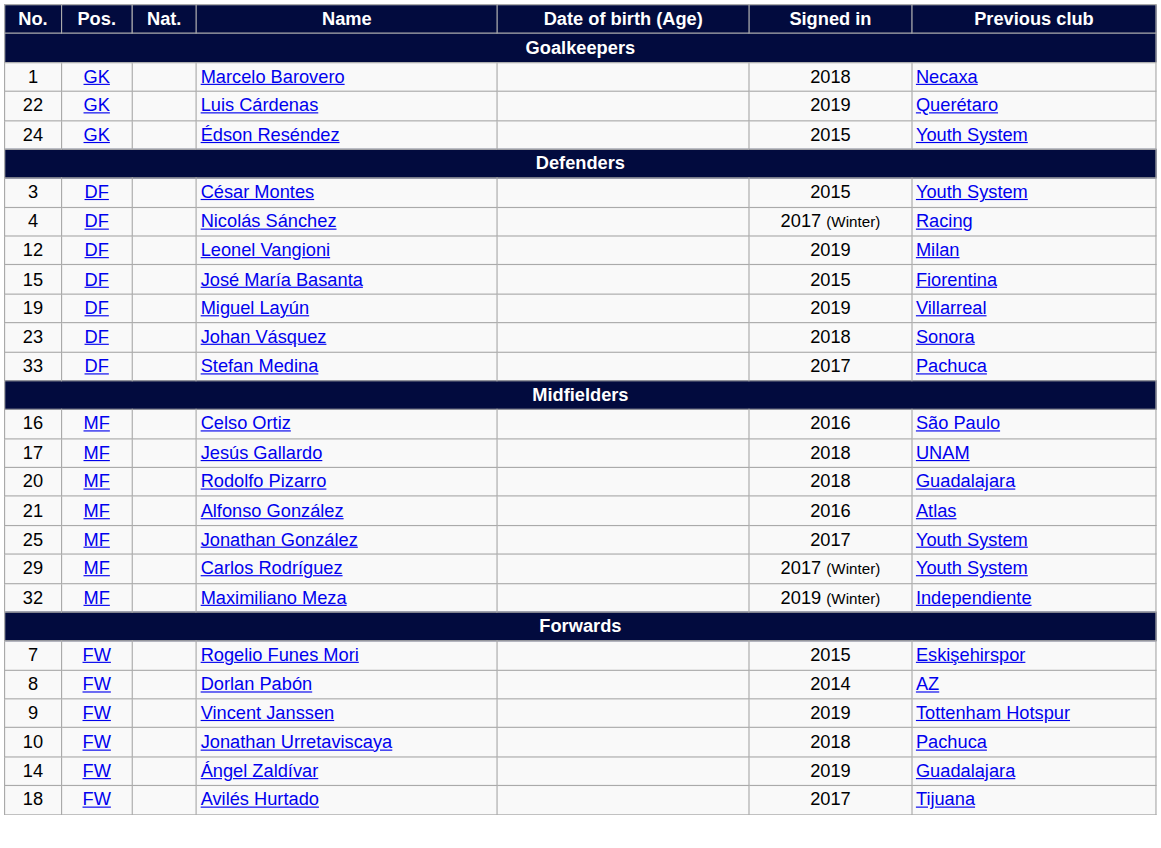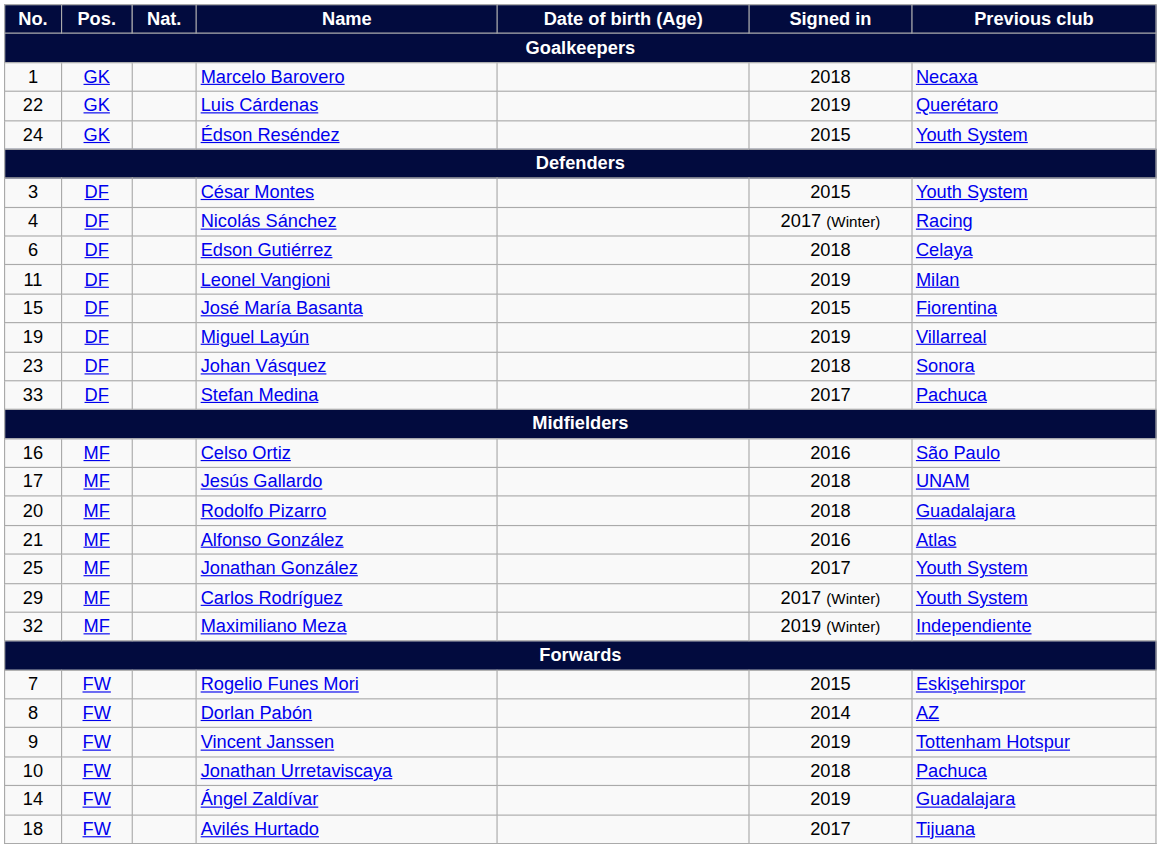+ row: (267, 250)
(33, 250) 12 -> (33, 279) 11
